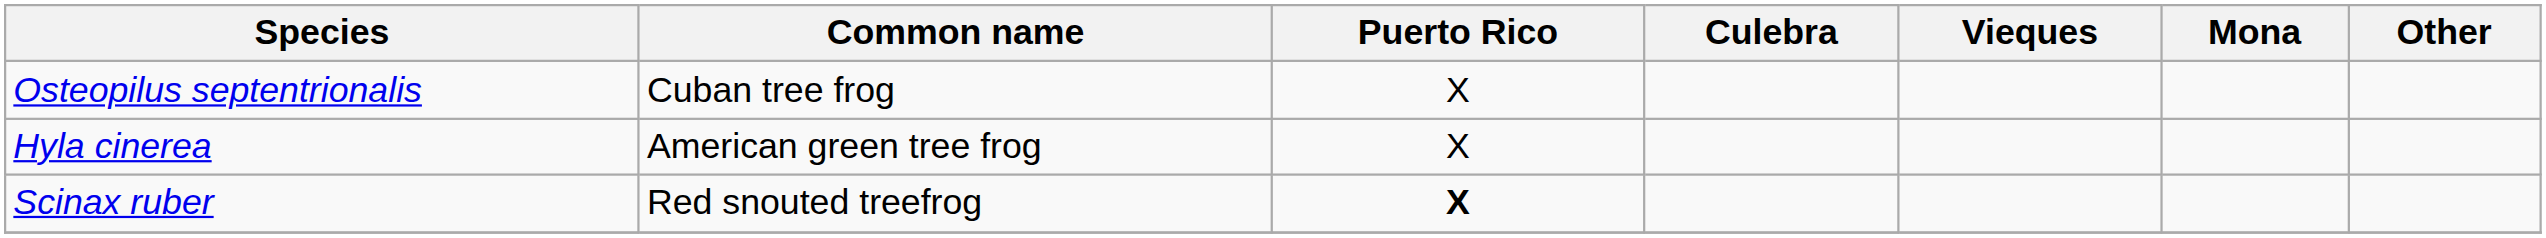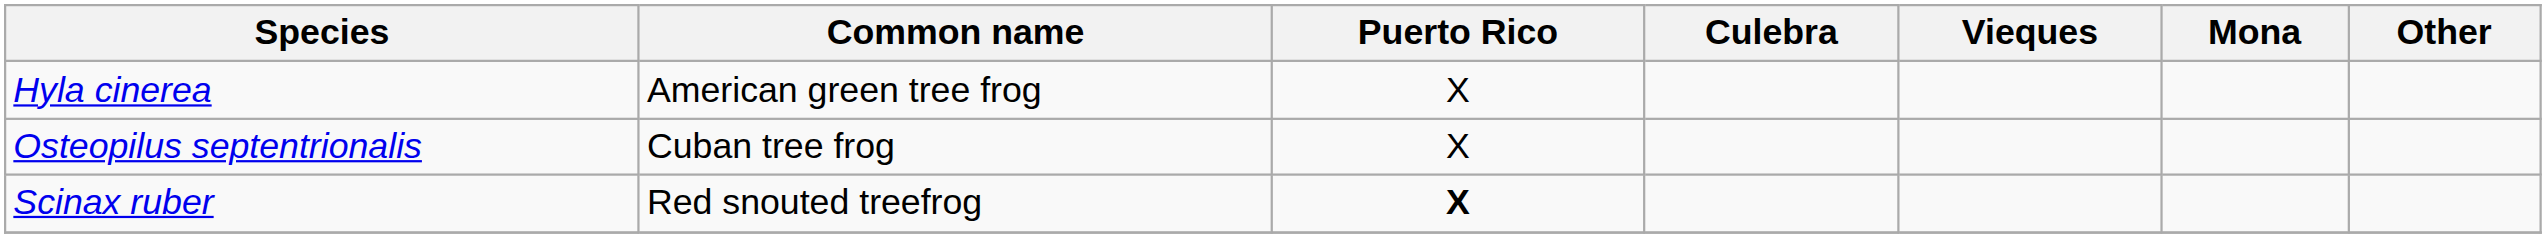rows swapped: (113, 145) <-> (218, 89)
